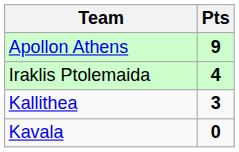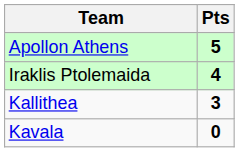(216, 47) 9 -> (216, 47) 5
